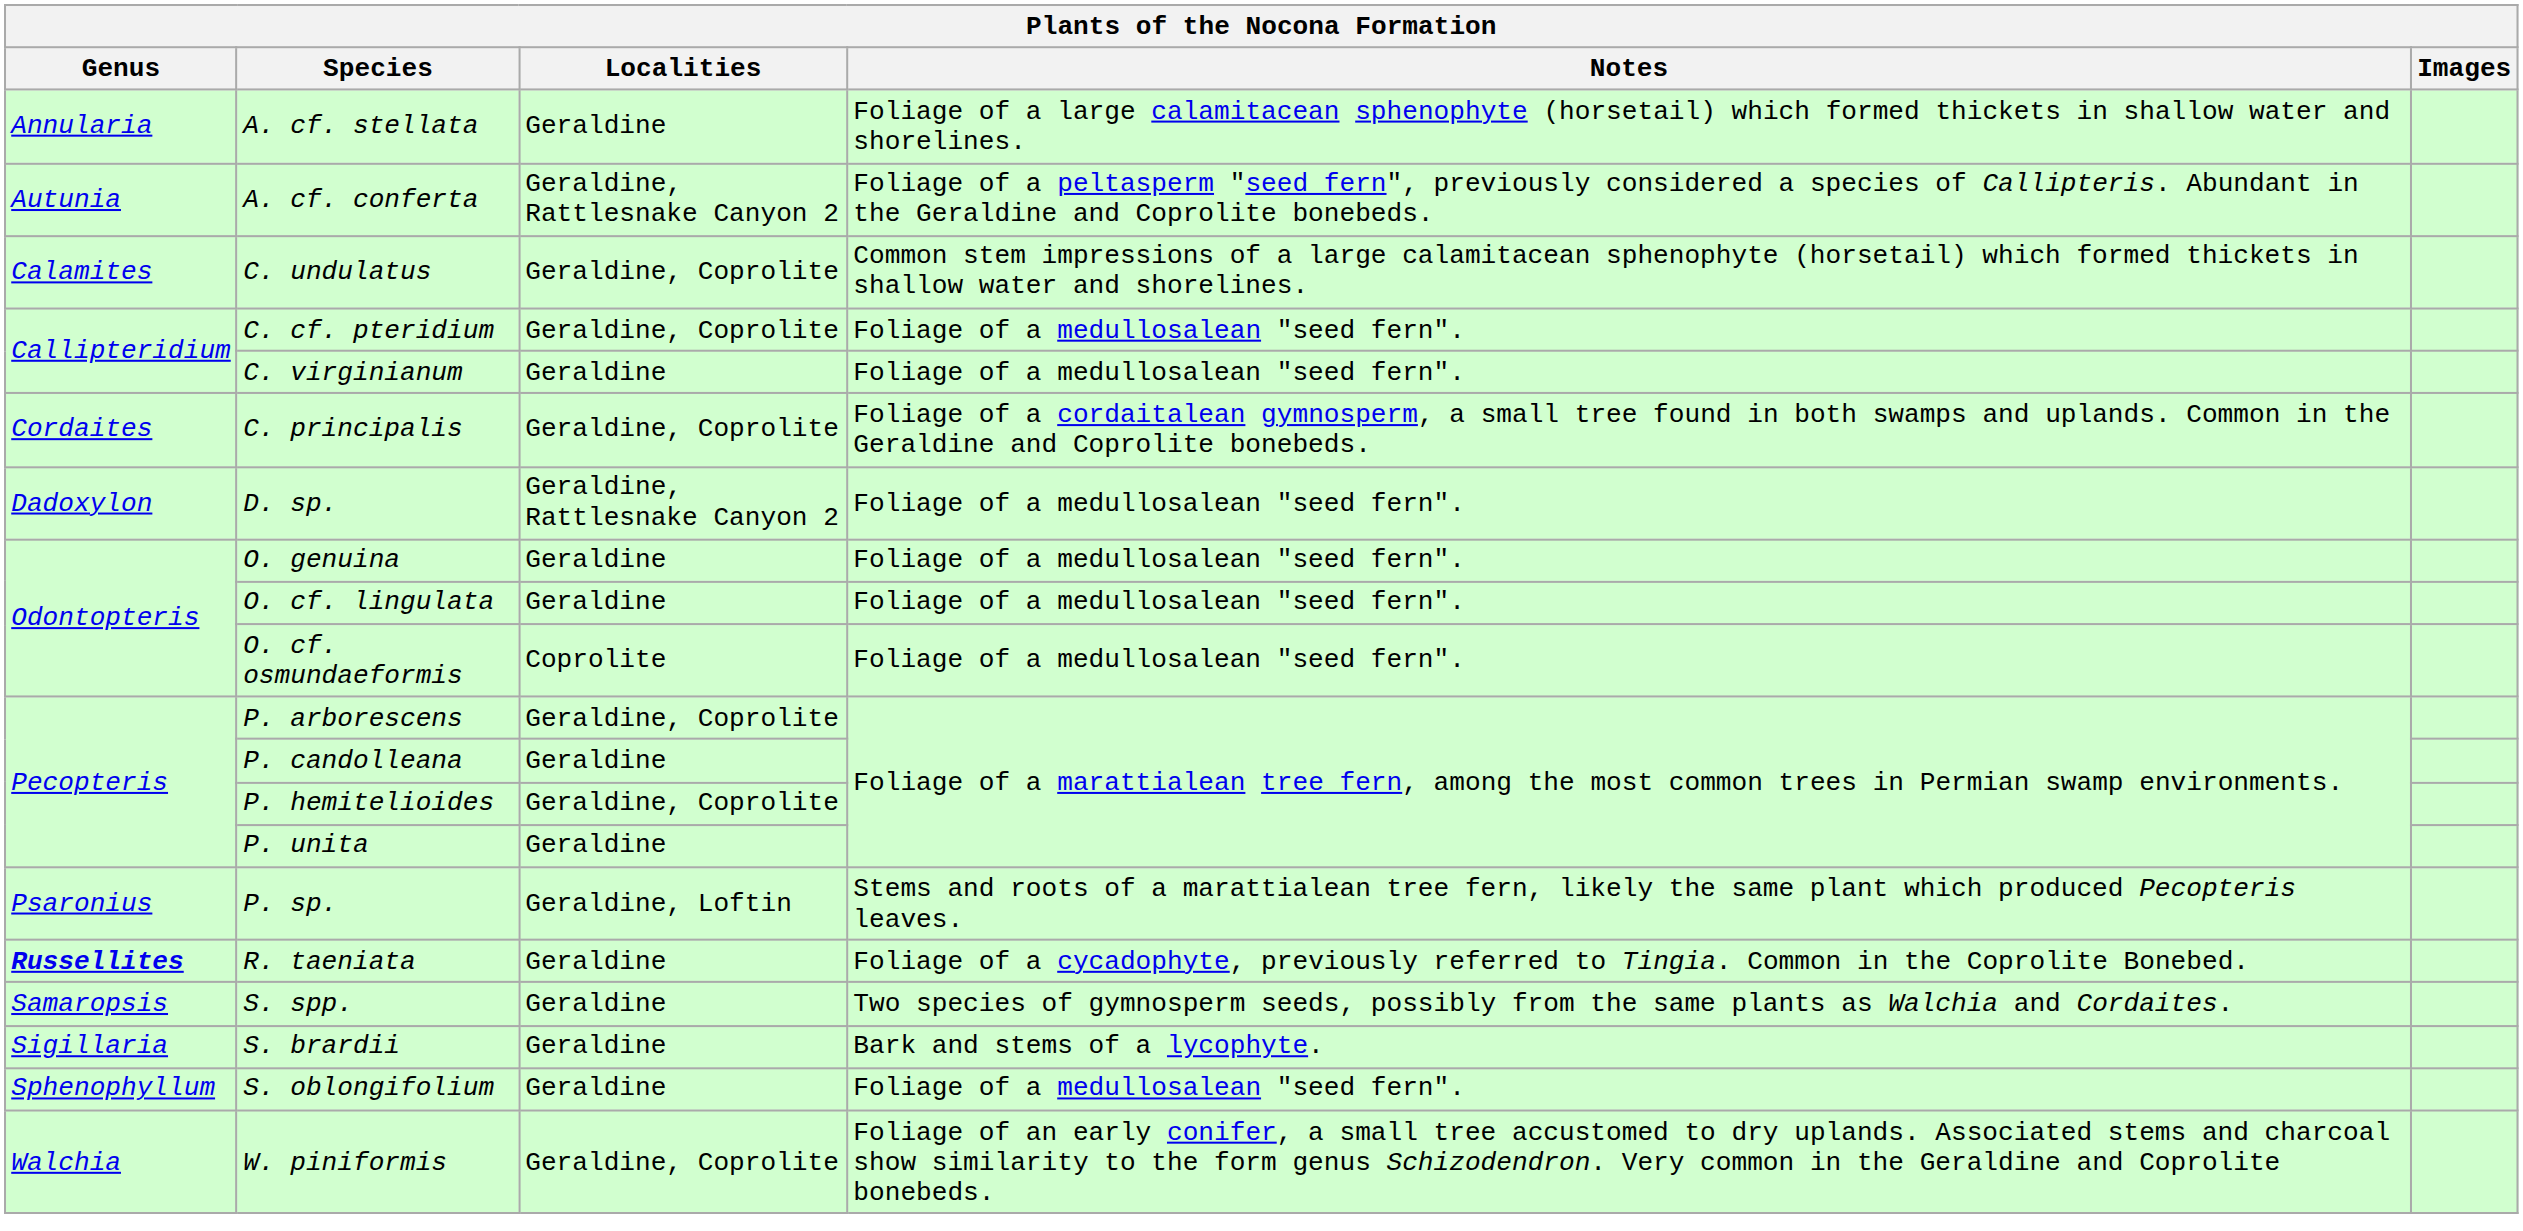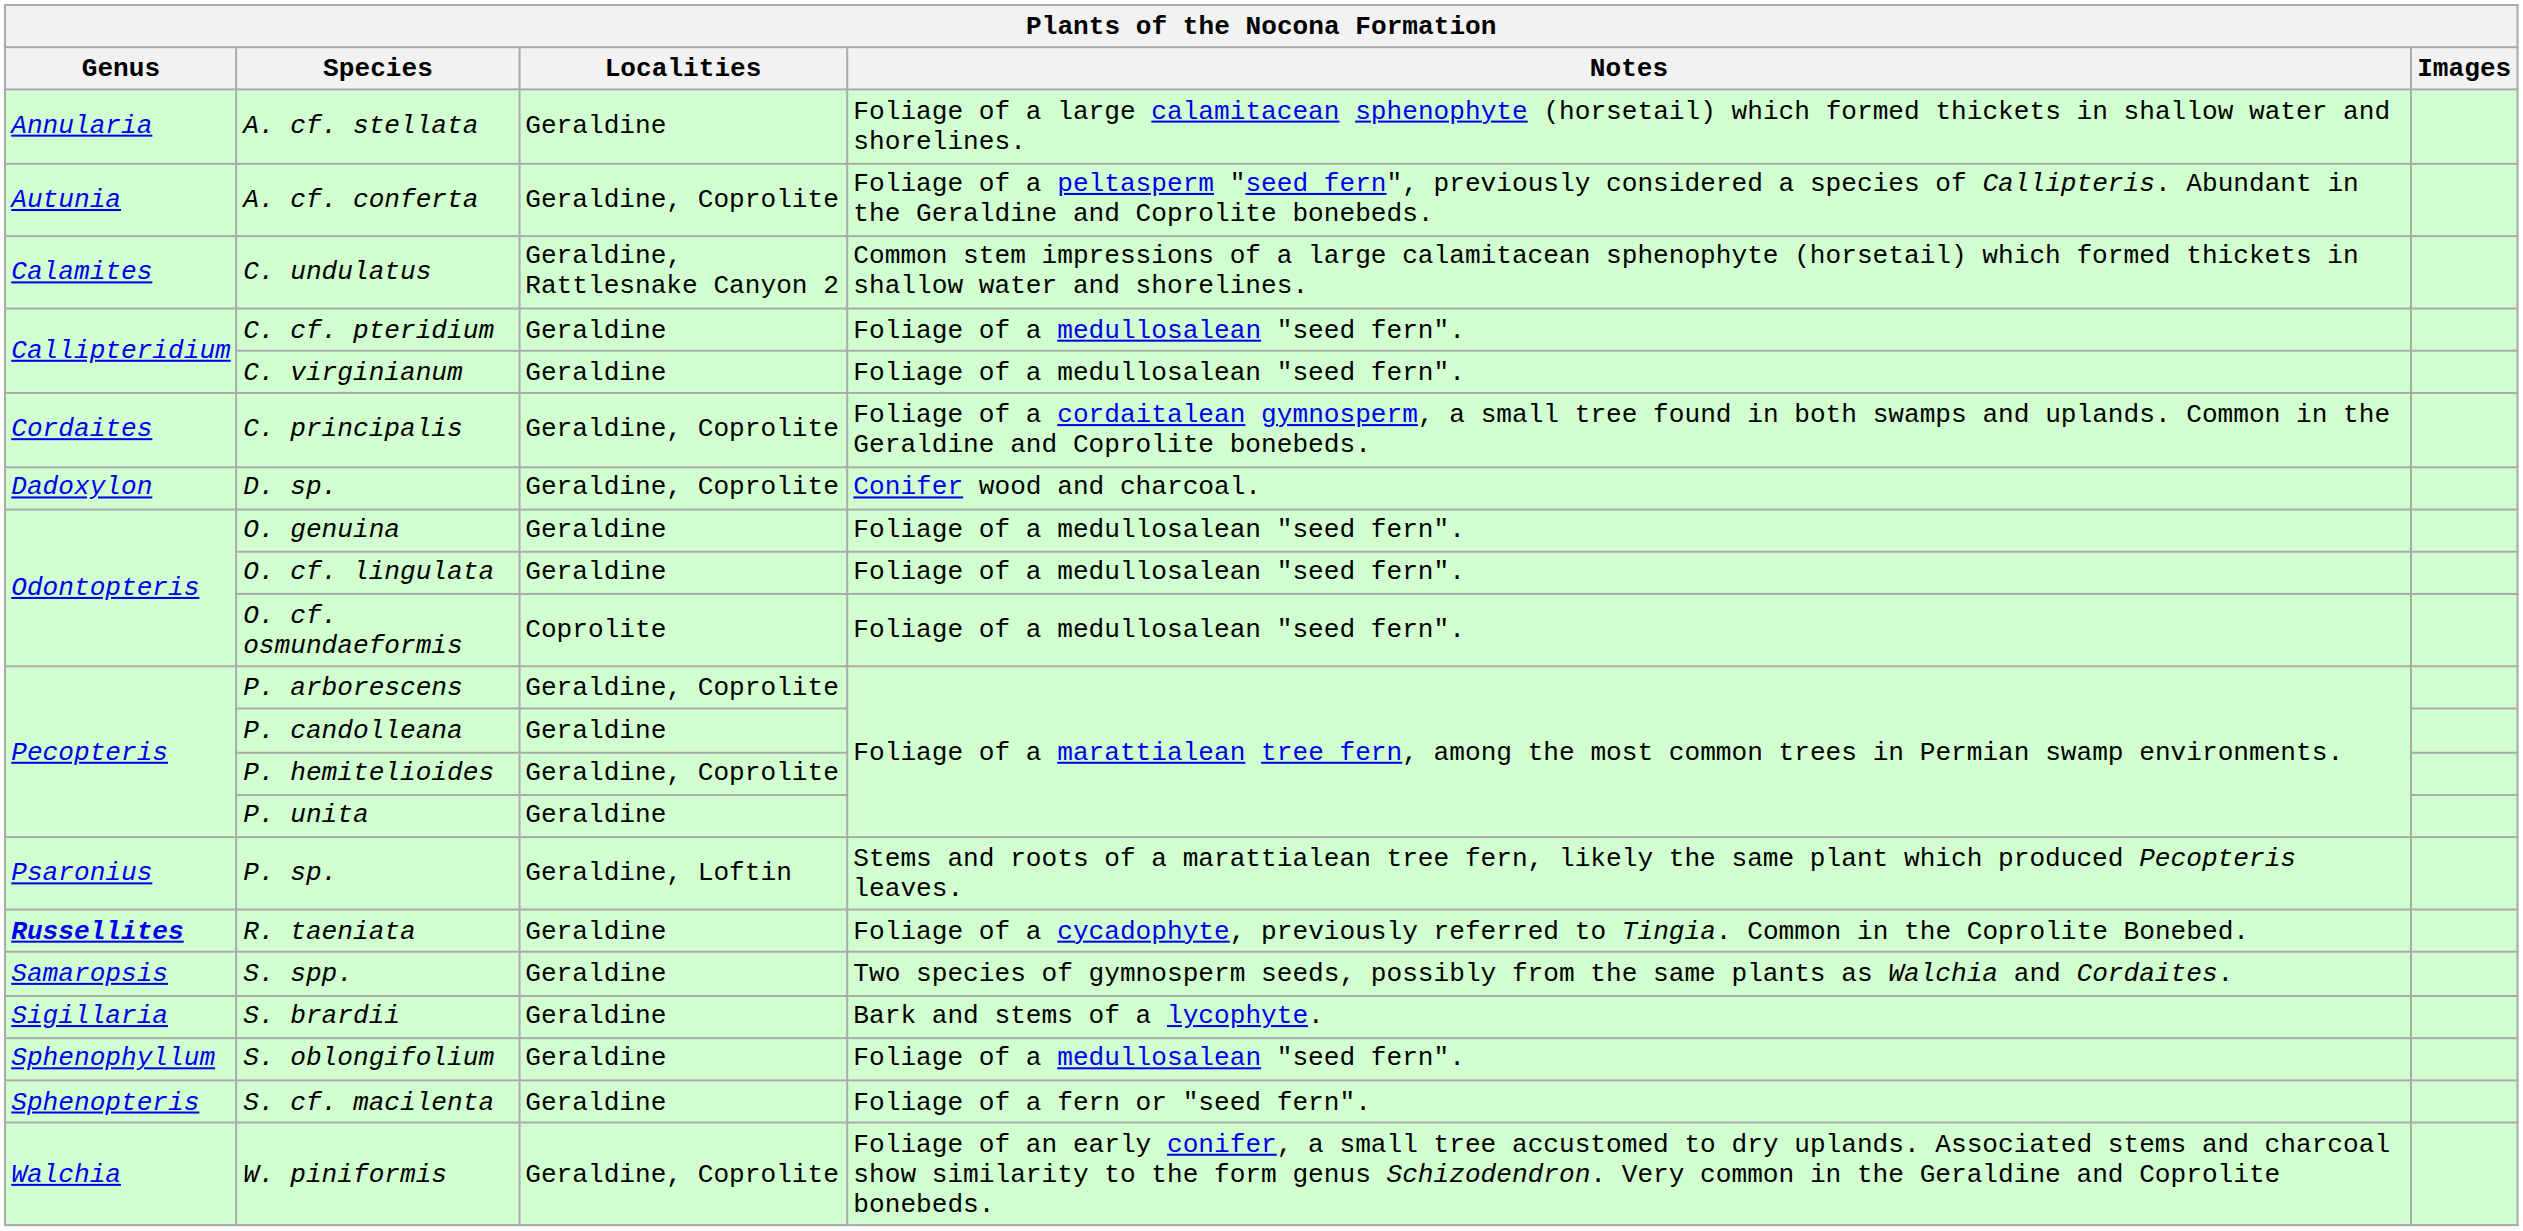(682, 199) Geraldine, Rattlesnake Canyon 2 -> (682, 199) Geraldine, Coprolite
(682, 272) Geraldine, Coprolite -> (682, 272) Geraldine, Rattlesnake Canyon 2
(682, 330) Geraldine, Coprolite -> (596, 330) Geraldine
(682, 503) Geraldine, Rattlesnake Canyon 2 -> (682, 488) Geraldine, Coprolite
(1159, 503) Foliage of a medullosalean "seed fern". -> (1057, 488) Conifer wood and charcoal.
+ row: (369, 1102)
